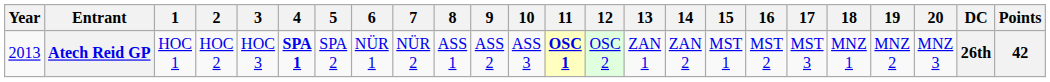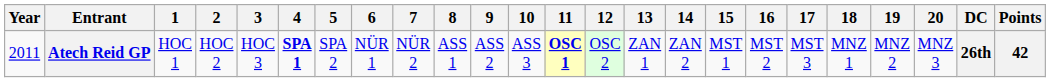(24, 53) 2013 -> (24, 53) 2011
